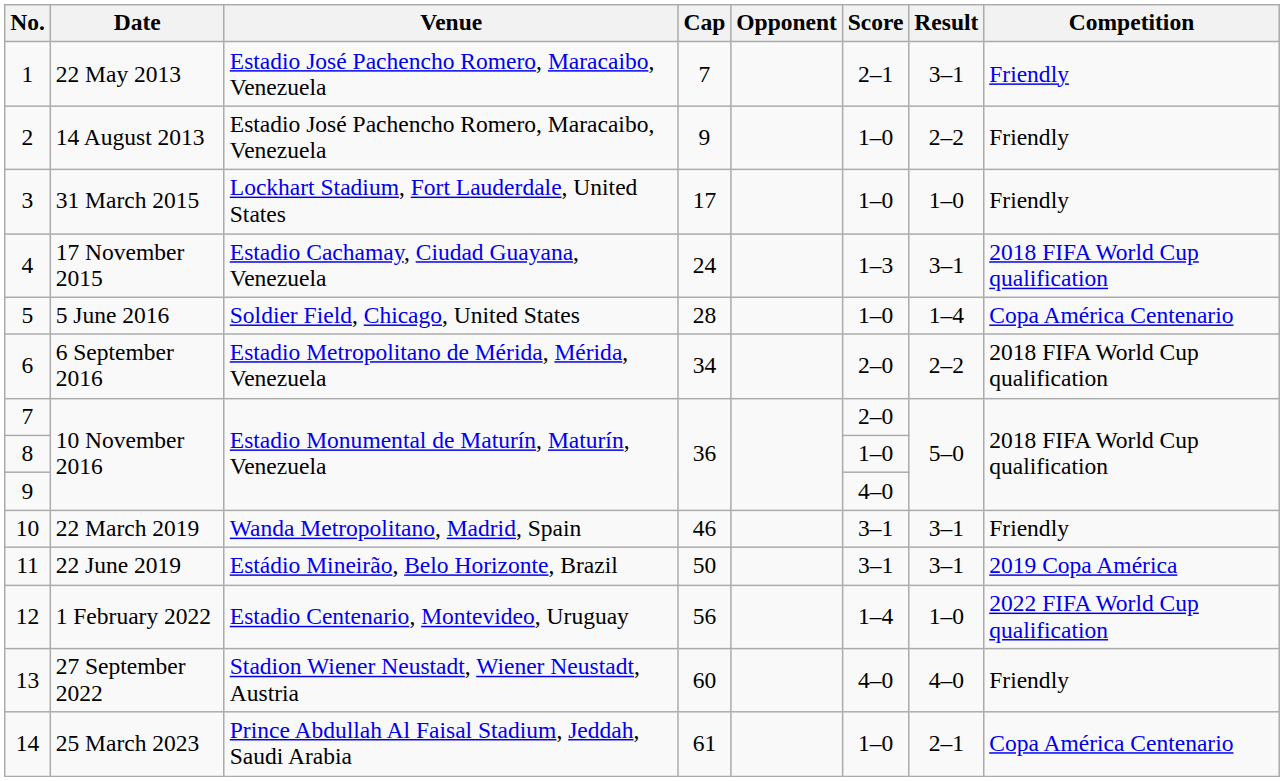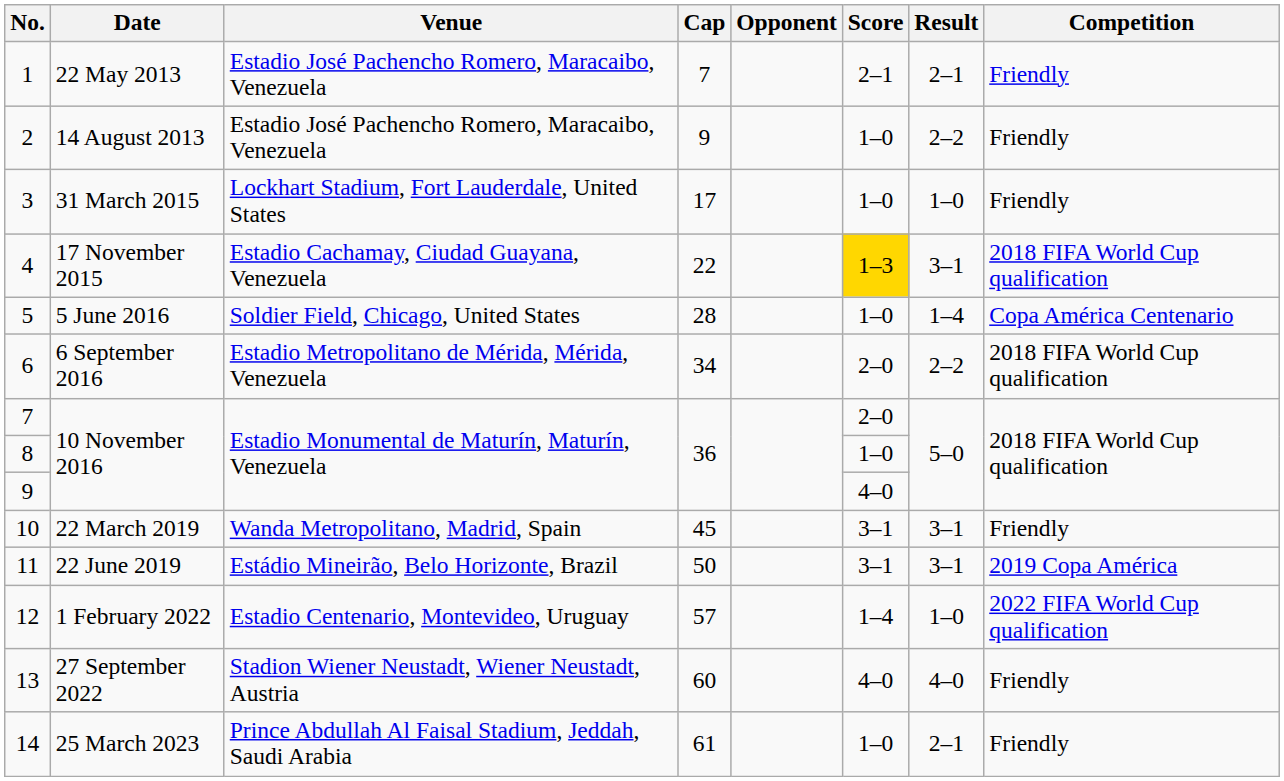(946, 73) 3–1 -> (946, 73) 2–1
(705, 264) 24 -> (705, 264) 22
(876, 264) no background -> (876, 264) gold background
(705, 528) 46 -> (705, 528) 45
(705, 616) 56 -> (705, 616) 57
(1111, 743) Copa América Centenario -> (1029, 743) Friendly
